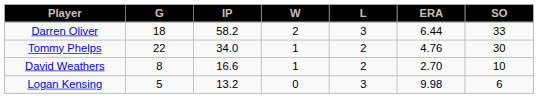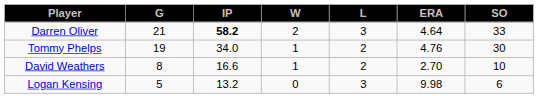(159, 31) 18 -> (159, 31) 21
(227, 31) normal -> (227, 31) bold
(431, 31) 6.44 -> (431, 31) 4.64
(159, 48) 22 -> (159, 48) 19
